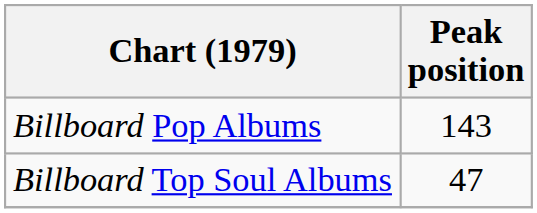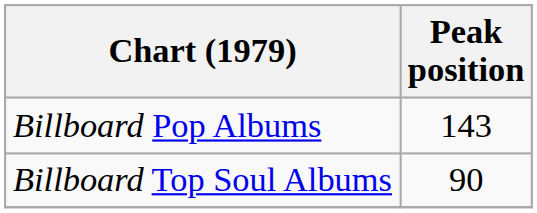(466, 179) 47 -> (466, 179) 90
